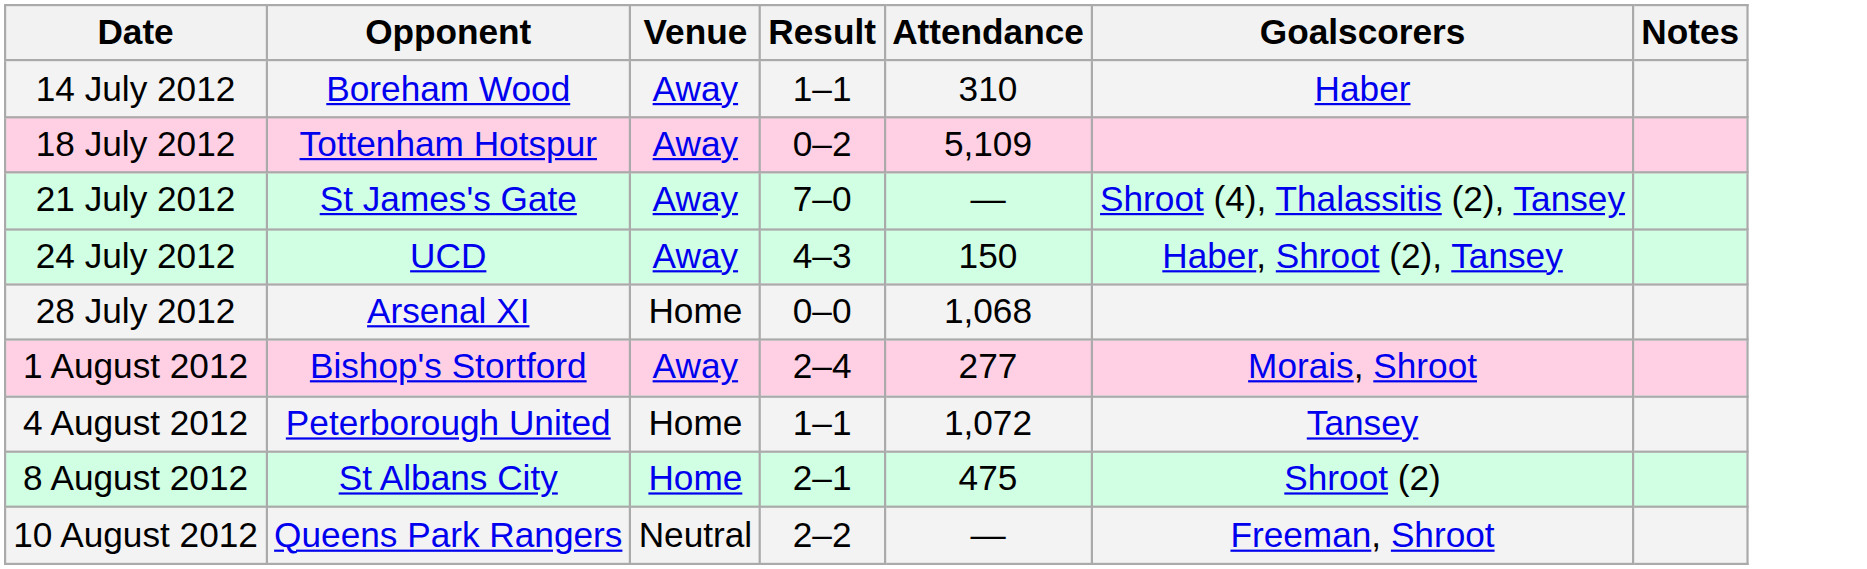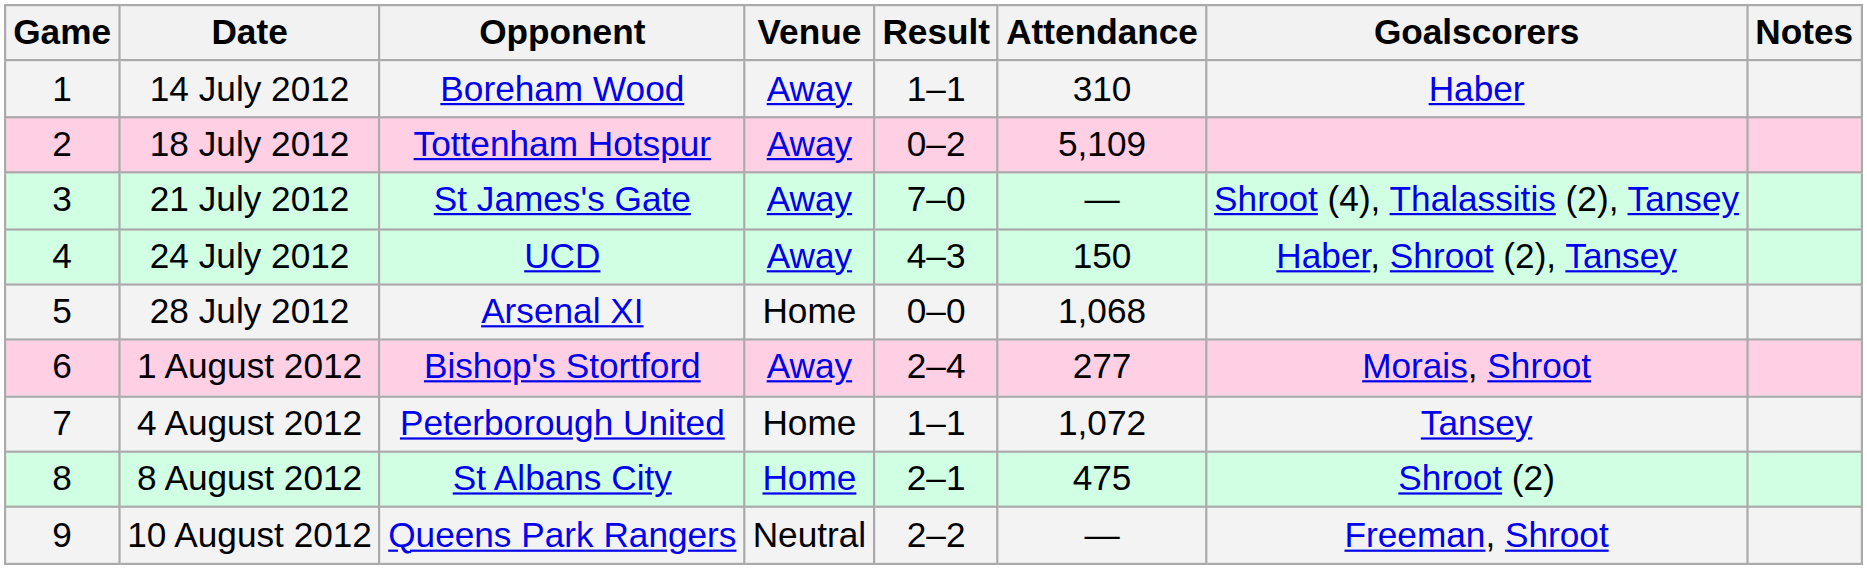+ column: (62, 32)
